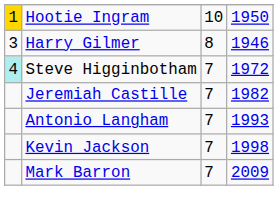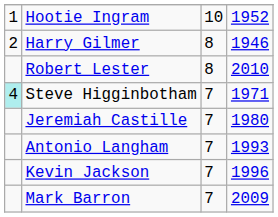(13, 18) gold background -> (13, 18) no background
(250, 18) 1950 -> (250, 18) 1952
(13, 43) 3 -> (13, 43) 2
+ row: (87, 69)
(250, 69) 1972 -> (250, 95) 1971
(250, 95) 1982 -> (250, 121) 1980
(250, 147) 1998 -> (250, 173) 1996
